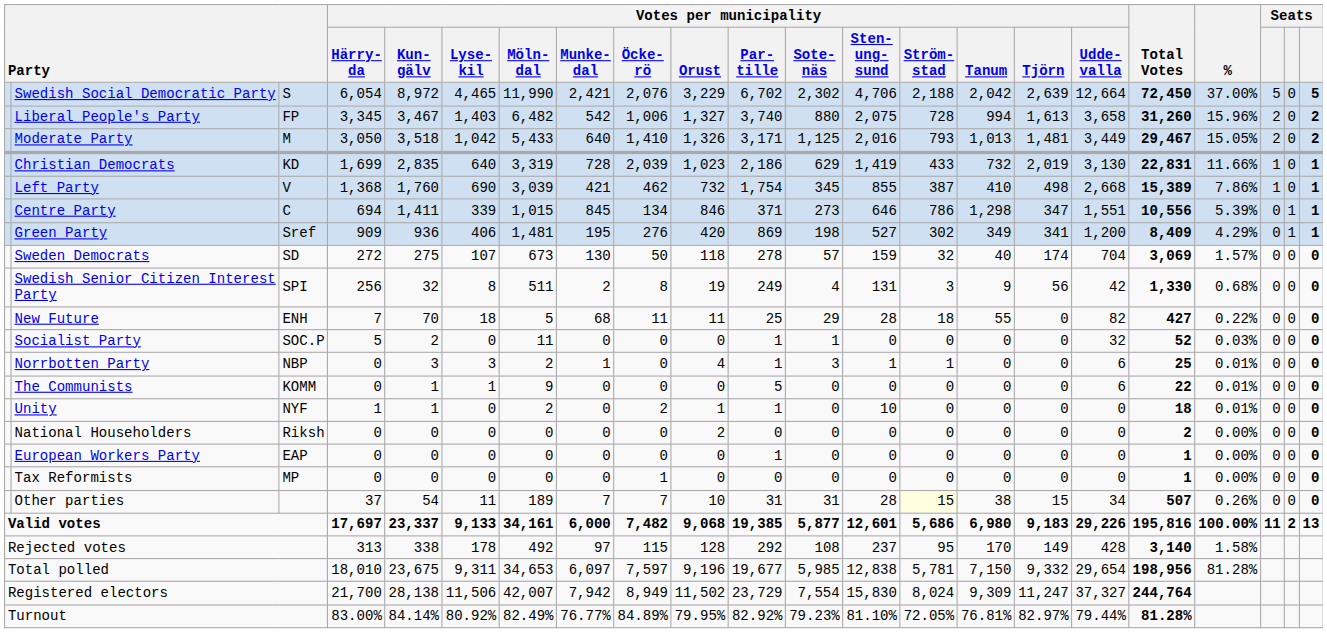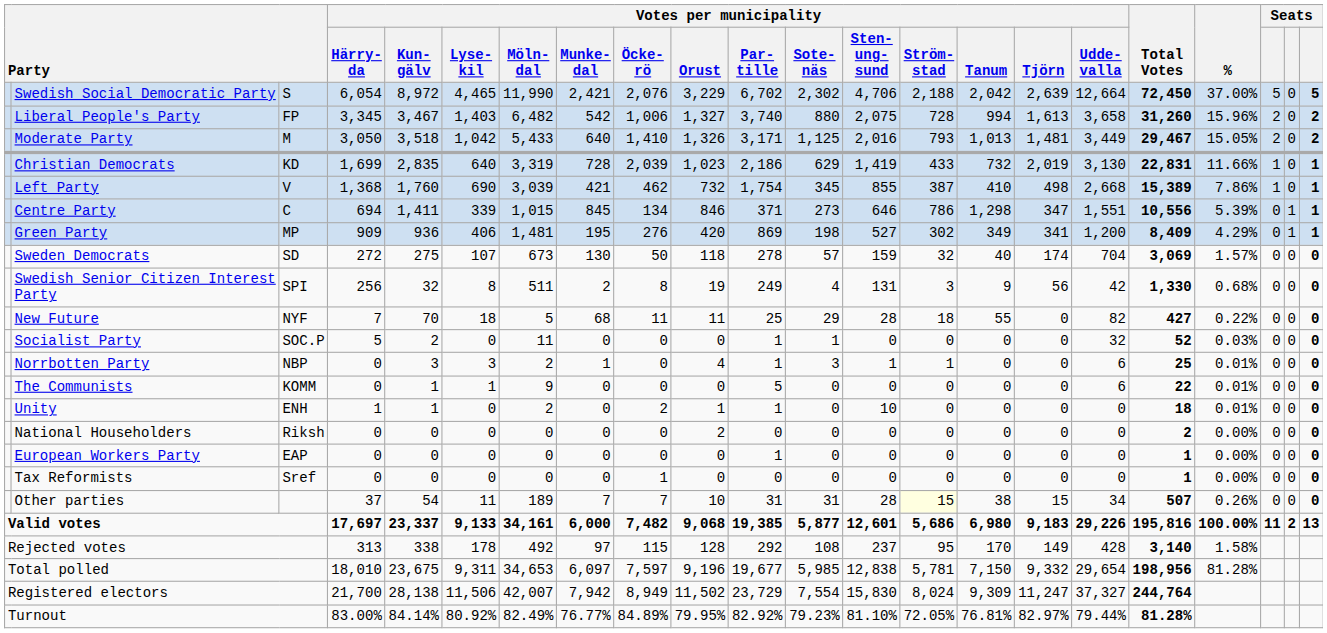(299, 234) Sref -> (291, 234) MP
(295, 318) ENH -> (295, 318) NYF
(295, 410) NYF -> (295, 410) ENH
(291, 479) MP -> (299, 479) Sref
